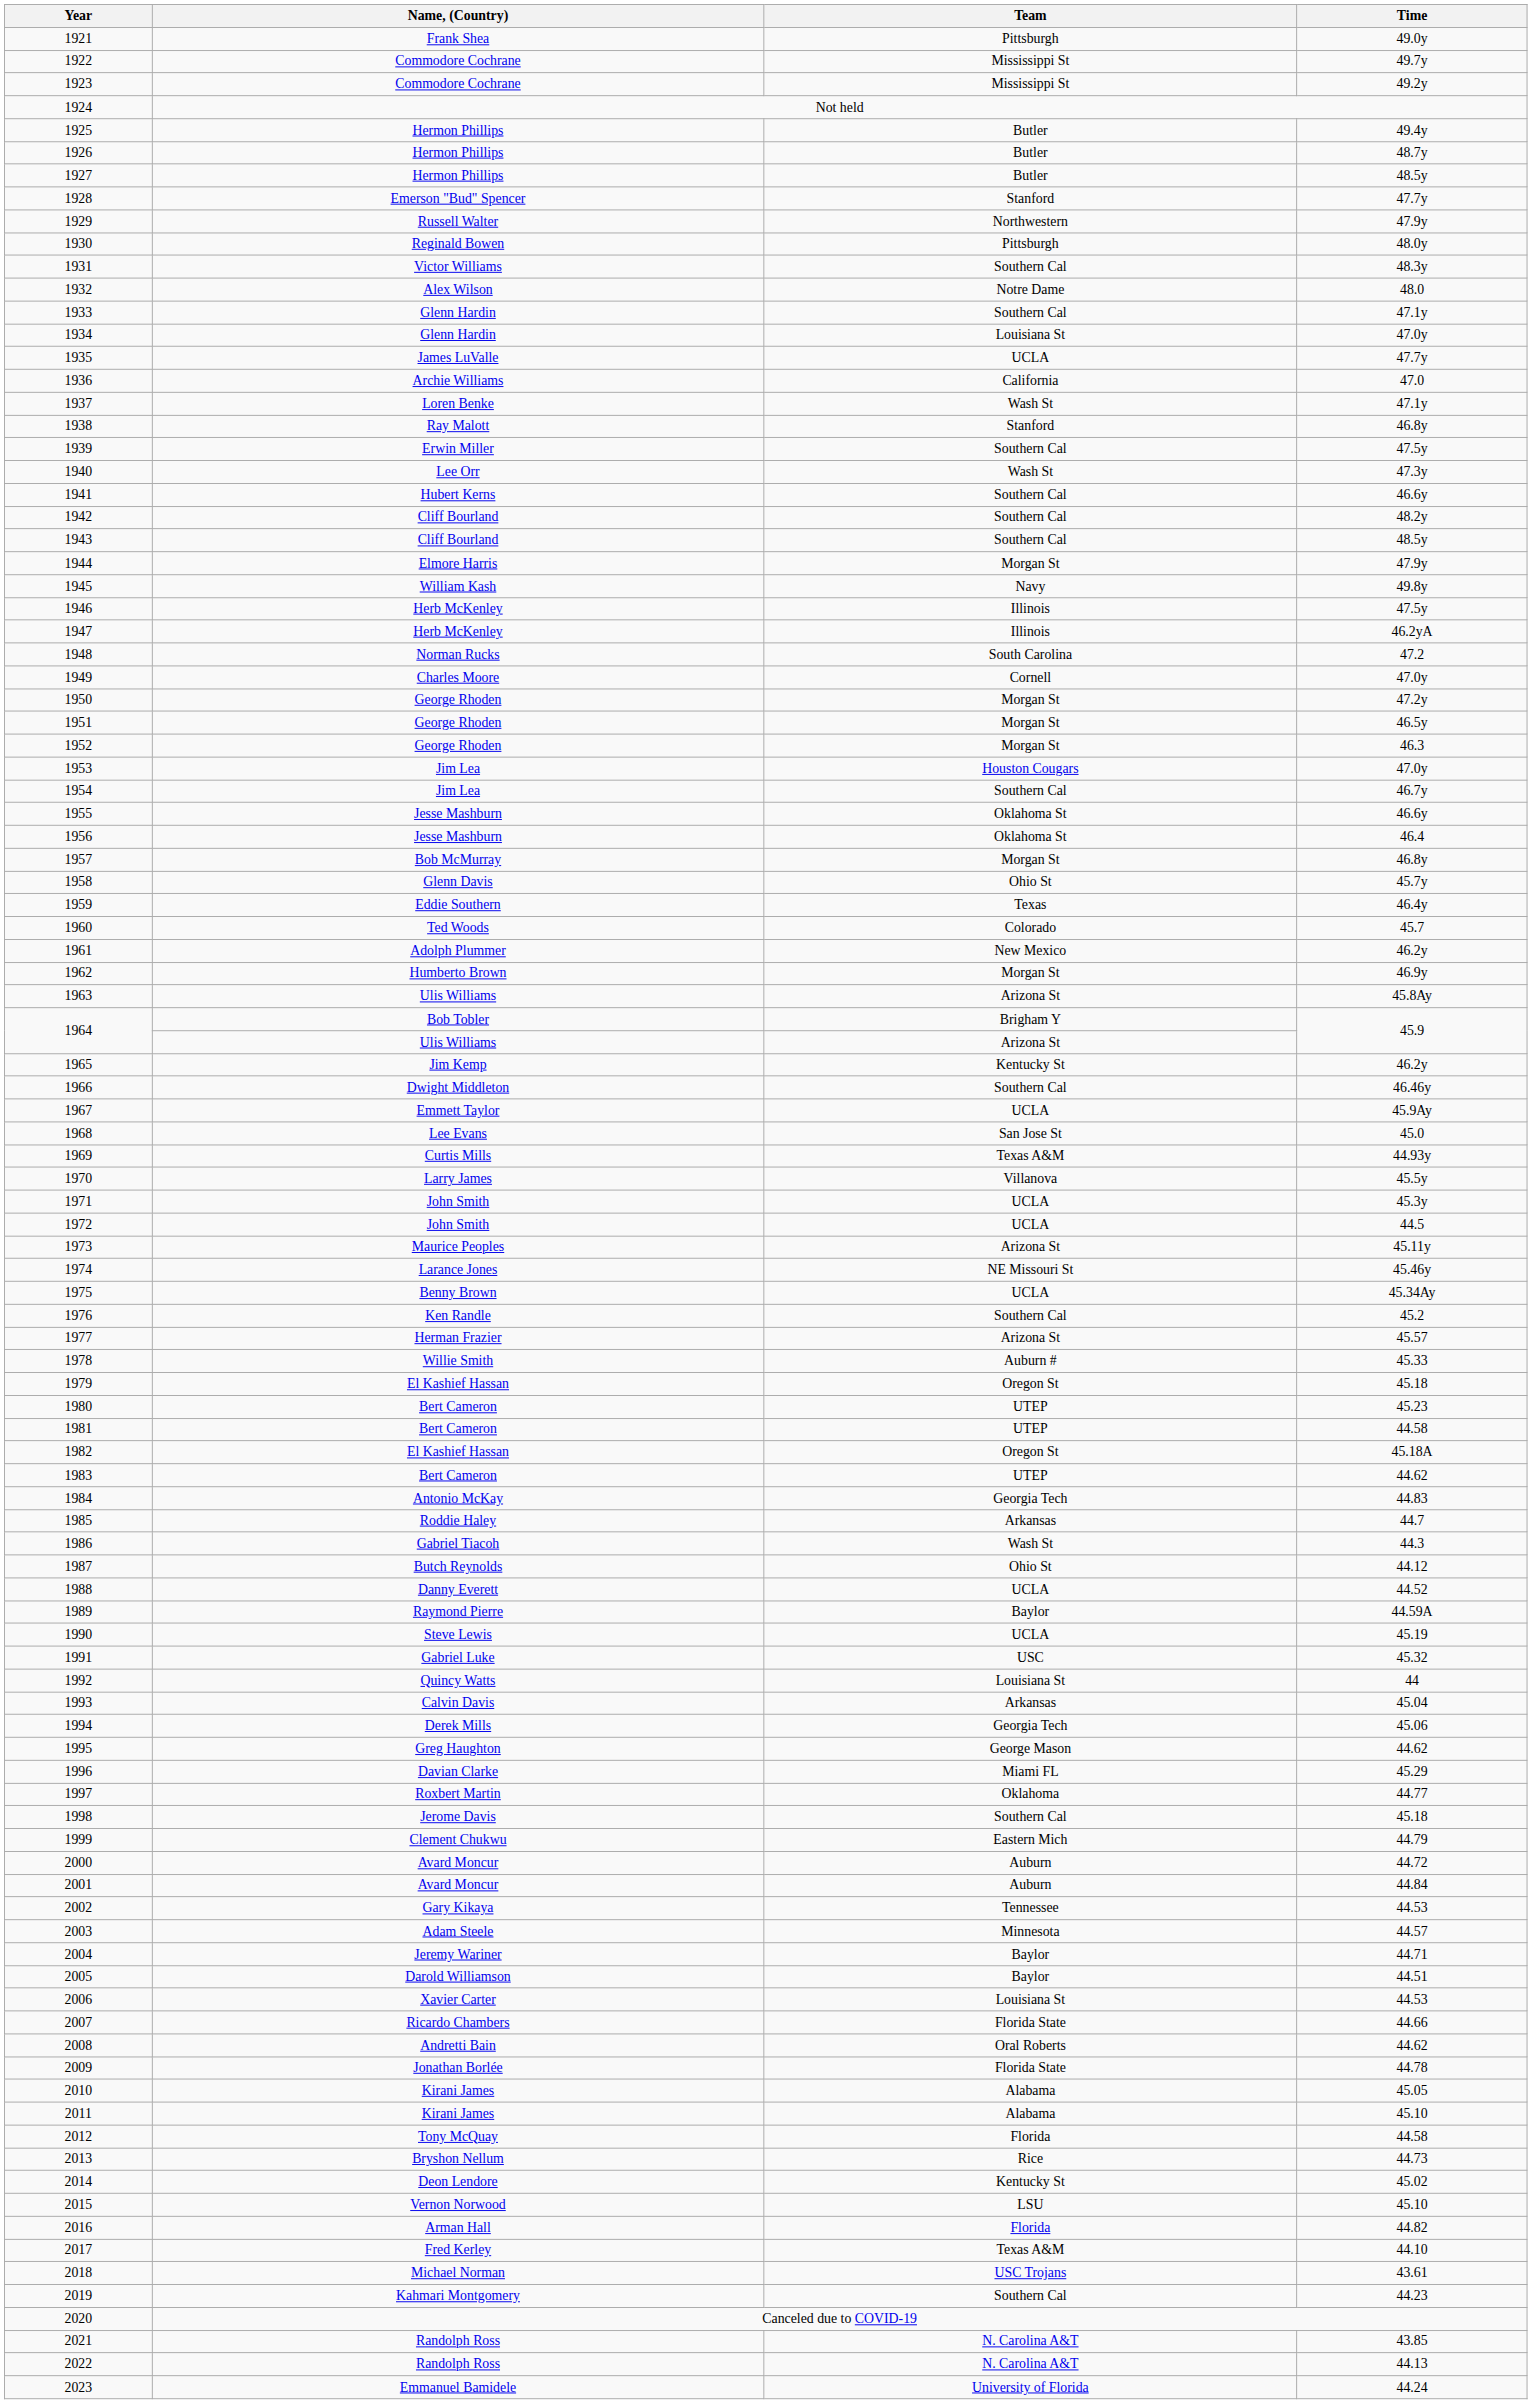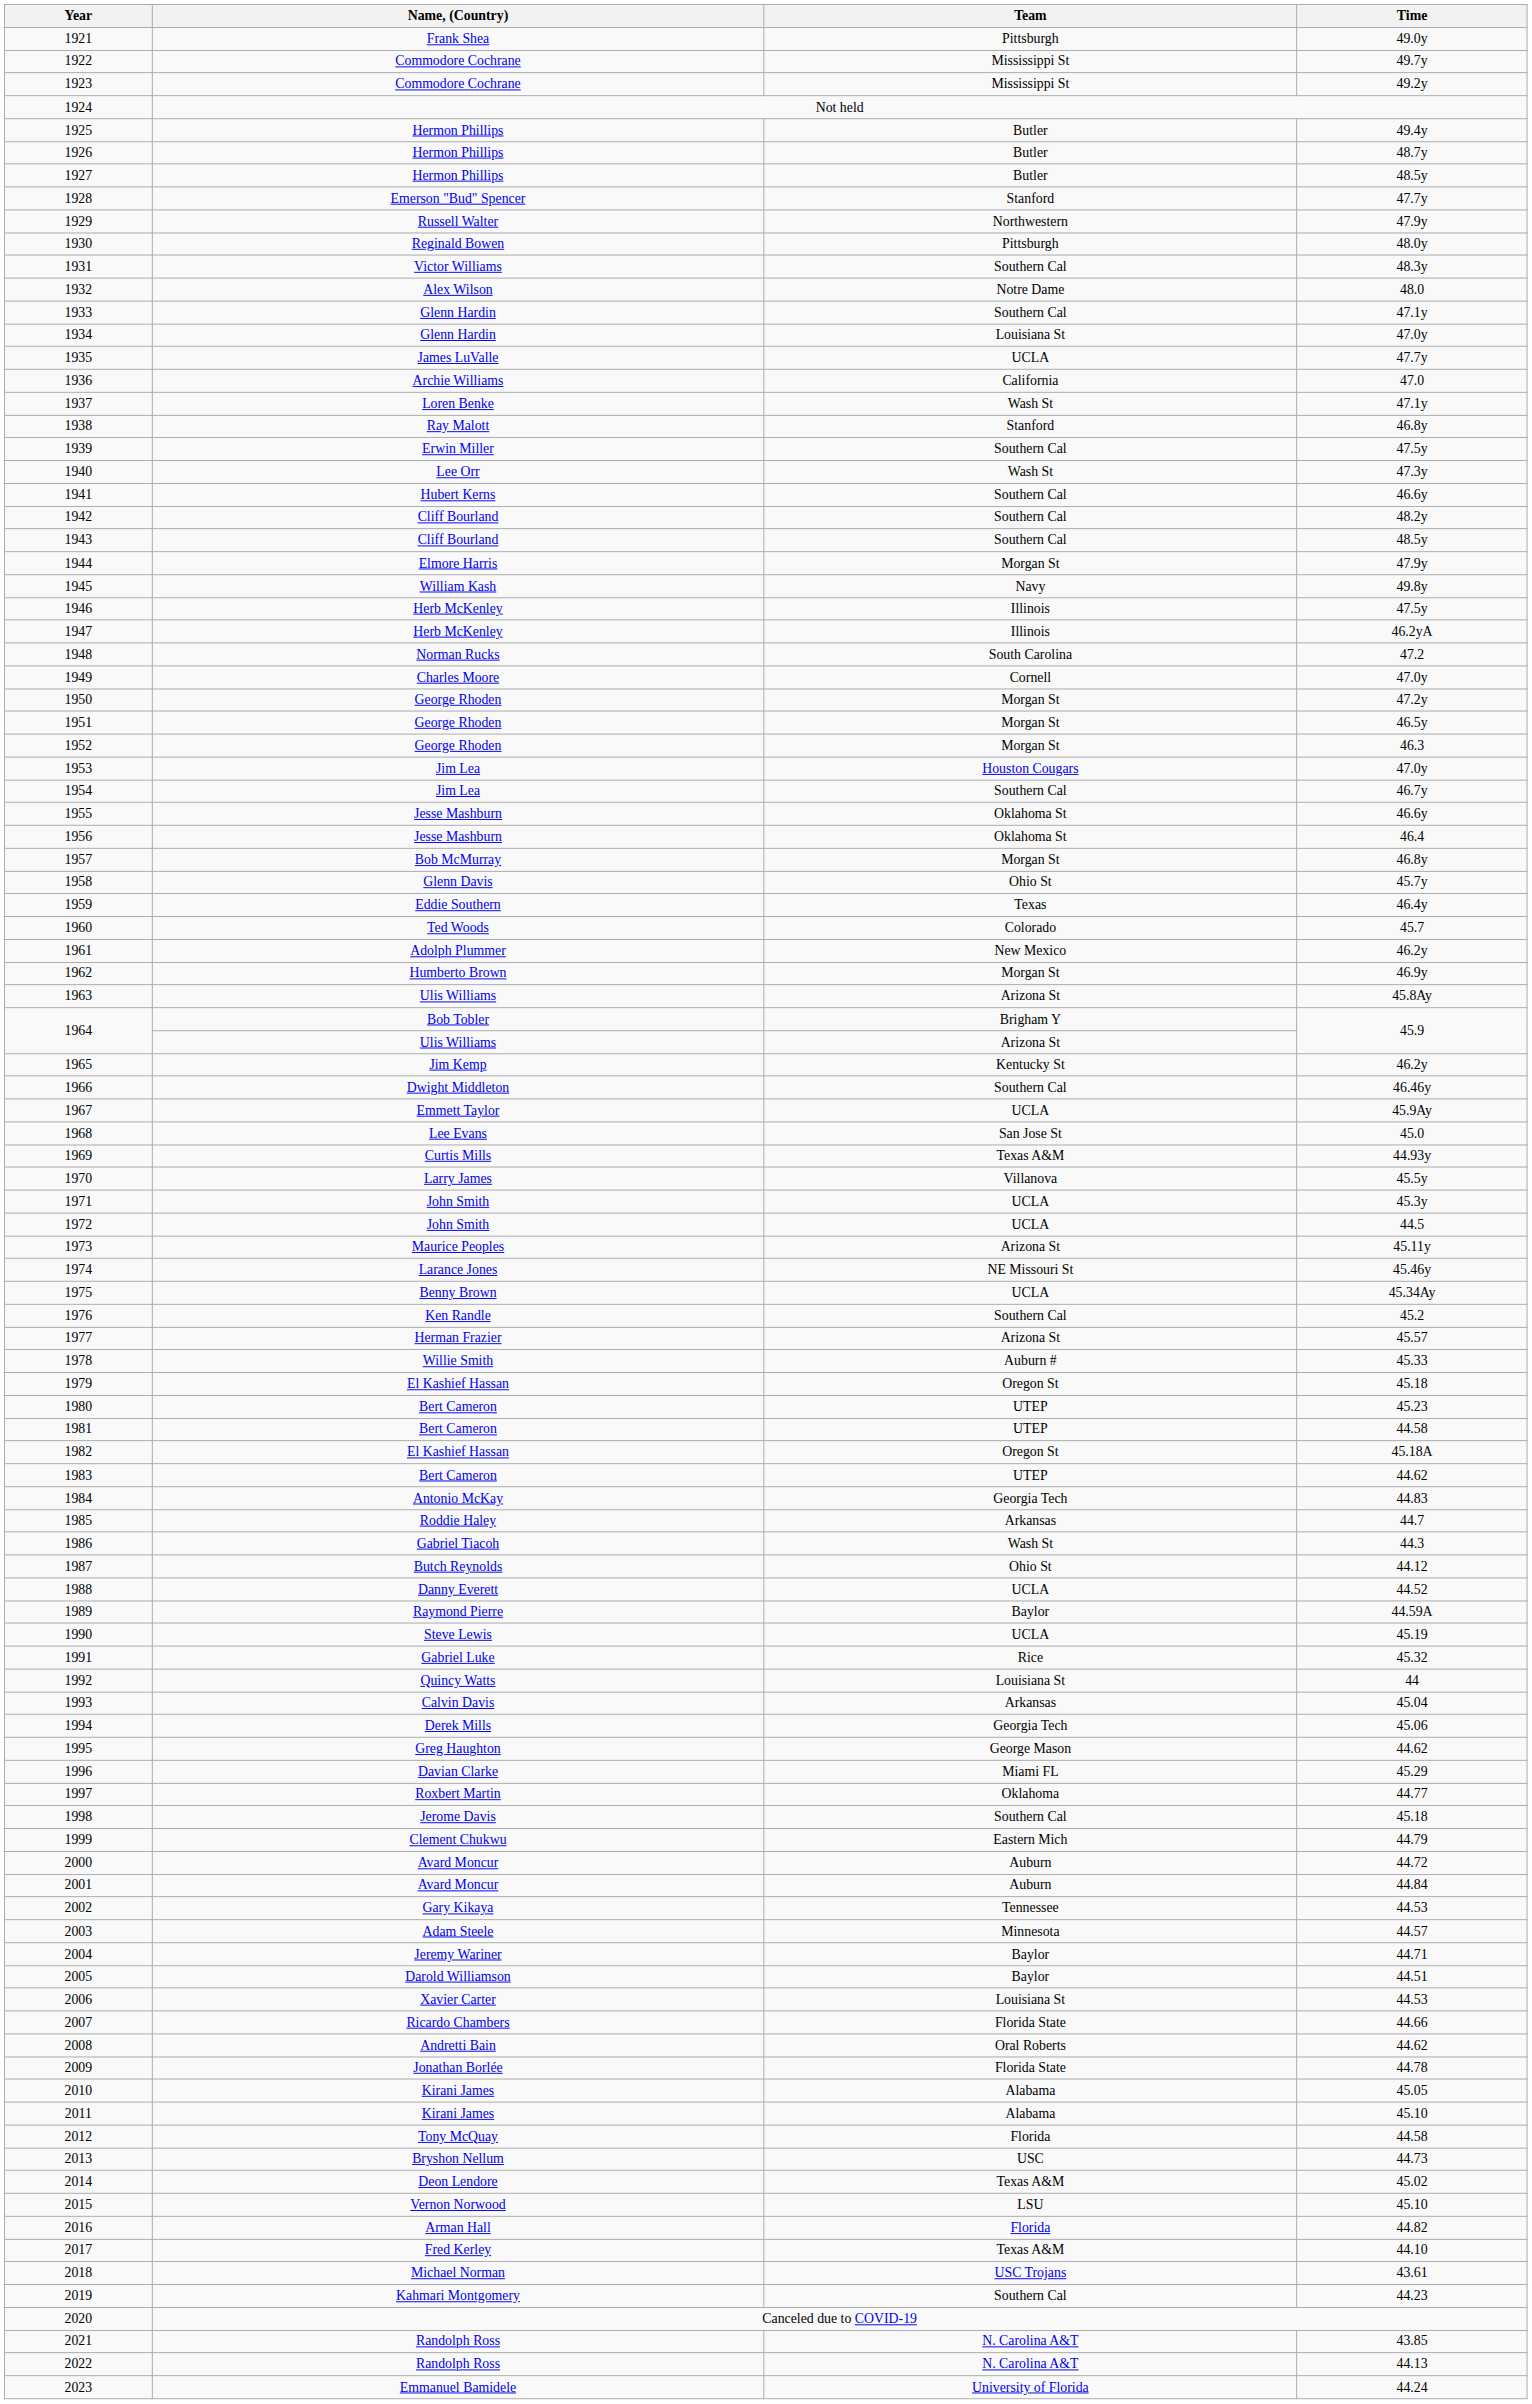(1030, 1657) USC -> (1030, 1657) Rice
(1030, 2159) Rice -> (1030, 2159) USC
(1030, 2182) Kentucky St -> (1030, 2182) Texas A&M
